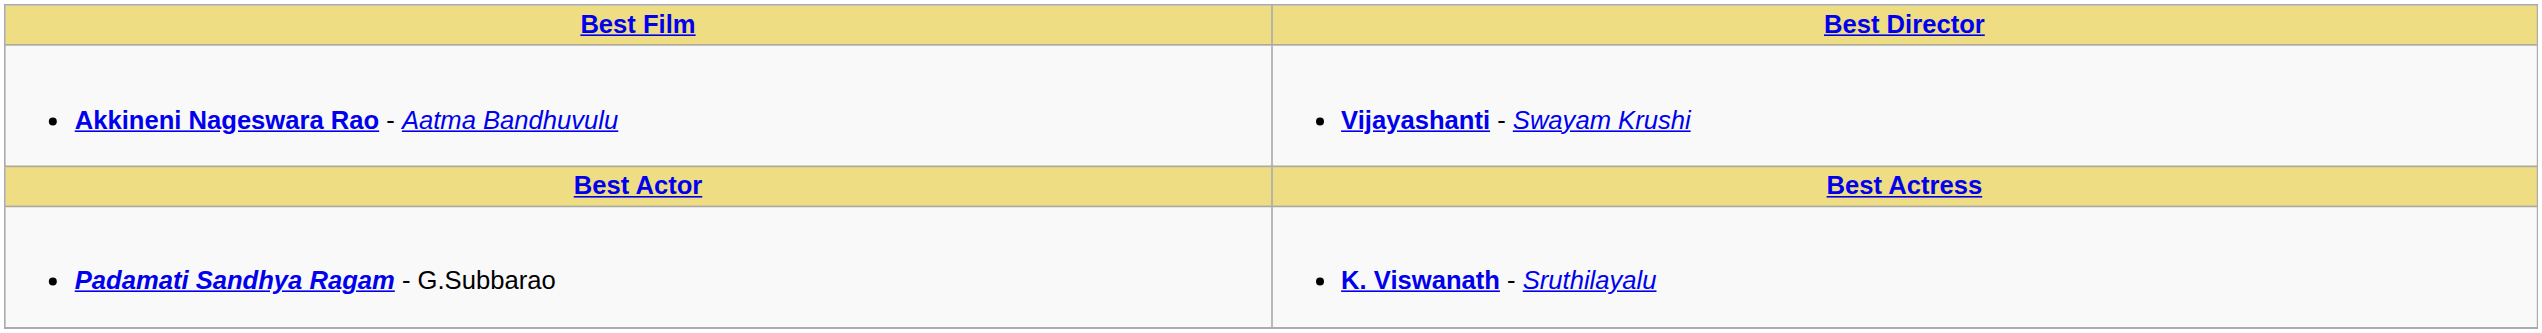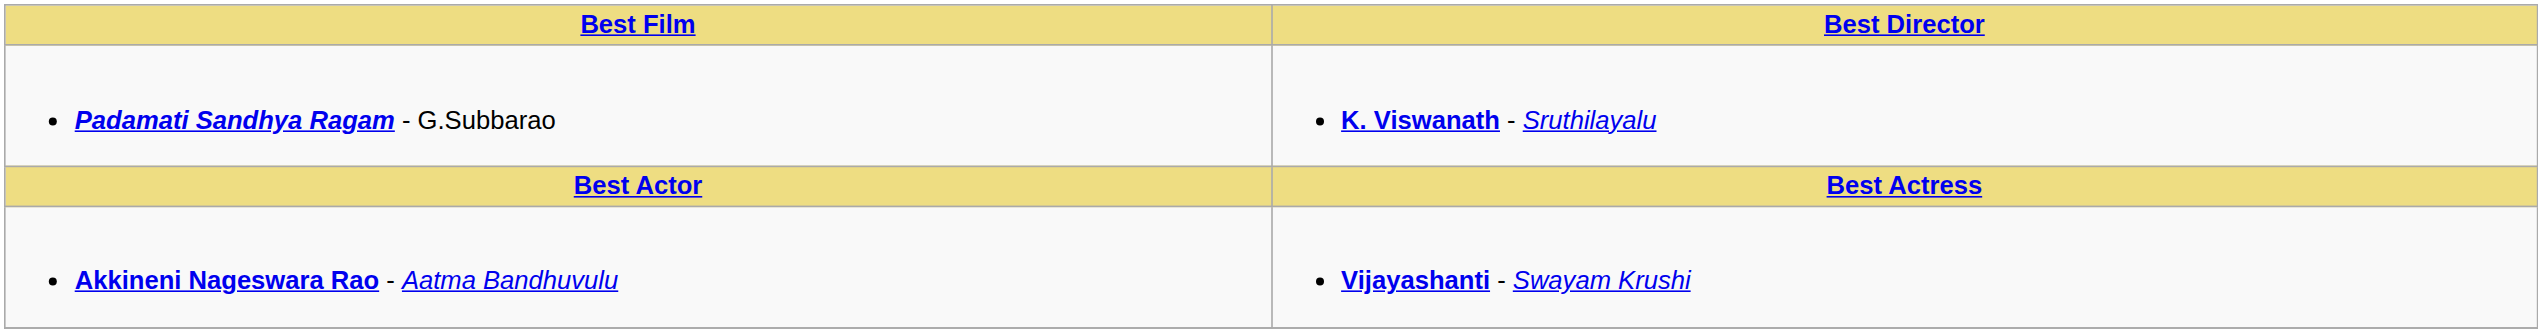rows swapped: (638, 281) <-> (638, 120)
